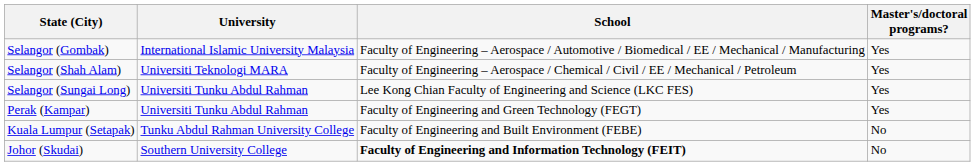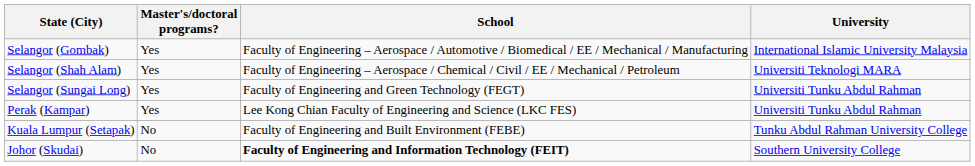columns swapped: (247, 21) <-> (919, 21)
(527, 89) Lee Kong Chian Faculty of Engineering and Science (LKC FES) -> (384, 89) Faculty of Engineering and Green Technology (FEGT)
(501, 110) Faculty of Engineering and Green Technology (FEGT) -> (410, 110) Lee Kong Chian Faculty of Engineering and Science (LKC FES)
